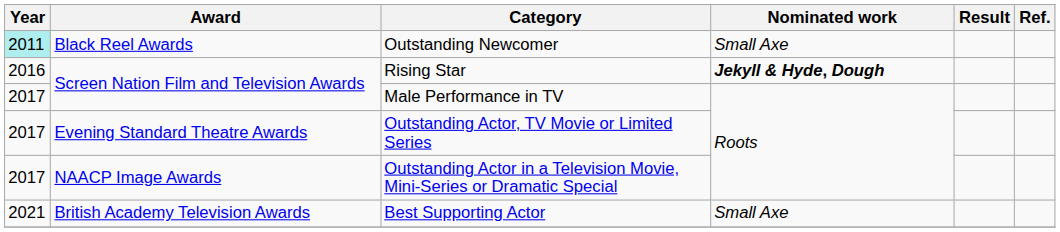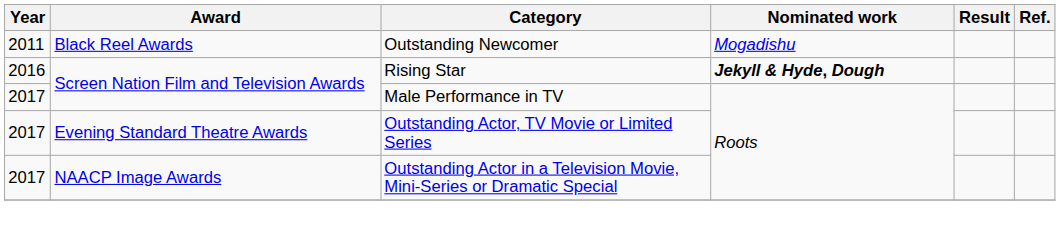(26, 44) paleturquoise background -> (26, 44) no background
(751, 44) Small Axe -> (755, 44) Mogadishu
- row: (465, 213)
